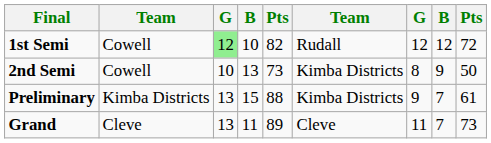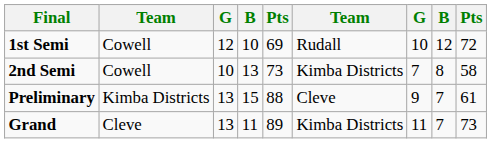(226, 44) lightgreen background -> (226, 44) no background
(275, 44) 82 -> (275, 44) 69
(419, 44) 12 -> (419, 44) 10
(415, 71) 8 -> (415, 71) 7
(440, 71) 9 -> (440, 71) 8
(469, 71) 50 -> (469, 71) 58
(350, 97) Kimba Districts -> (316, 97) Cleve
(316, 124) Cleve -> (350, 124) Kimba Districts
